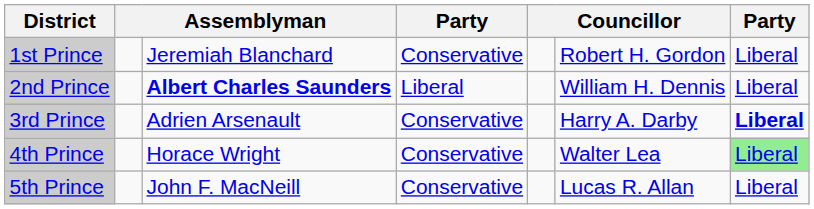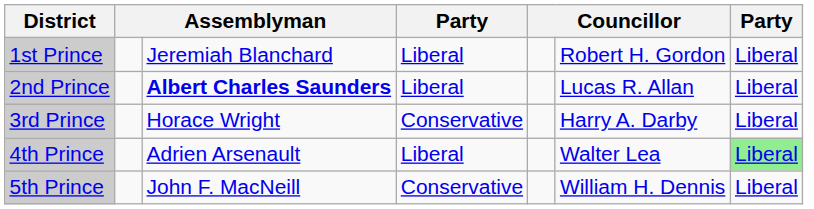(462, 54) Conservative -> (432, 54) Liberal
(643, 87) William H. Dennis -> (627, 87) Lucas R. Allan
(223, 120) Adrien Arsenault -> (213, 120) Horace Wright
(769, 120) bold -> (766, 120) normal
(213, 154) Horace Wright -> (223, 154) Adrien Arsenault
(462, 154) Conservative -> (432, 154) Liberal
(627, 187) Lucas R. Allan -> (643, 187) William H. Dennis
